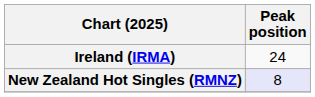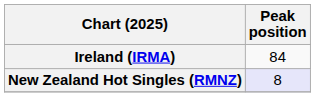(278, 56) 24 -> (278, 56) 84
